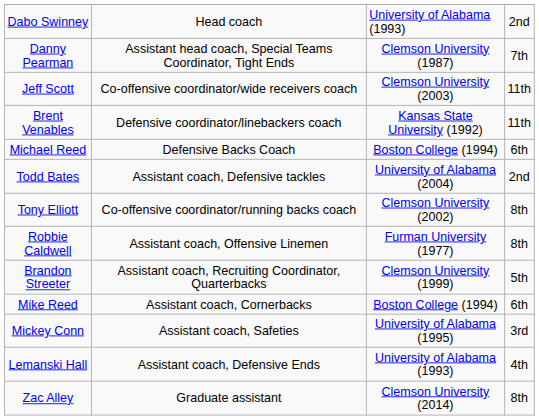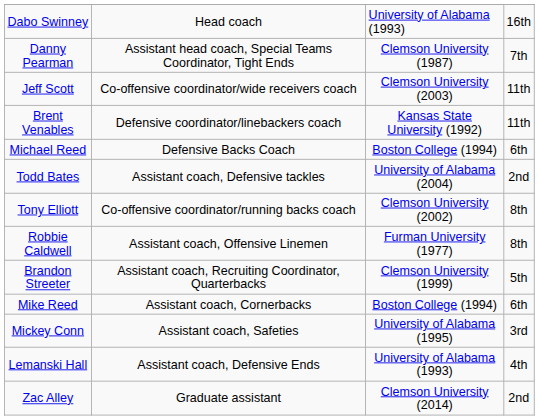(519, 22) 2nd -> (519, 22) 16th
(519, 398) 8th -> (519, 398) 2nd
